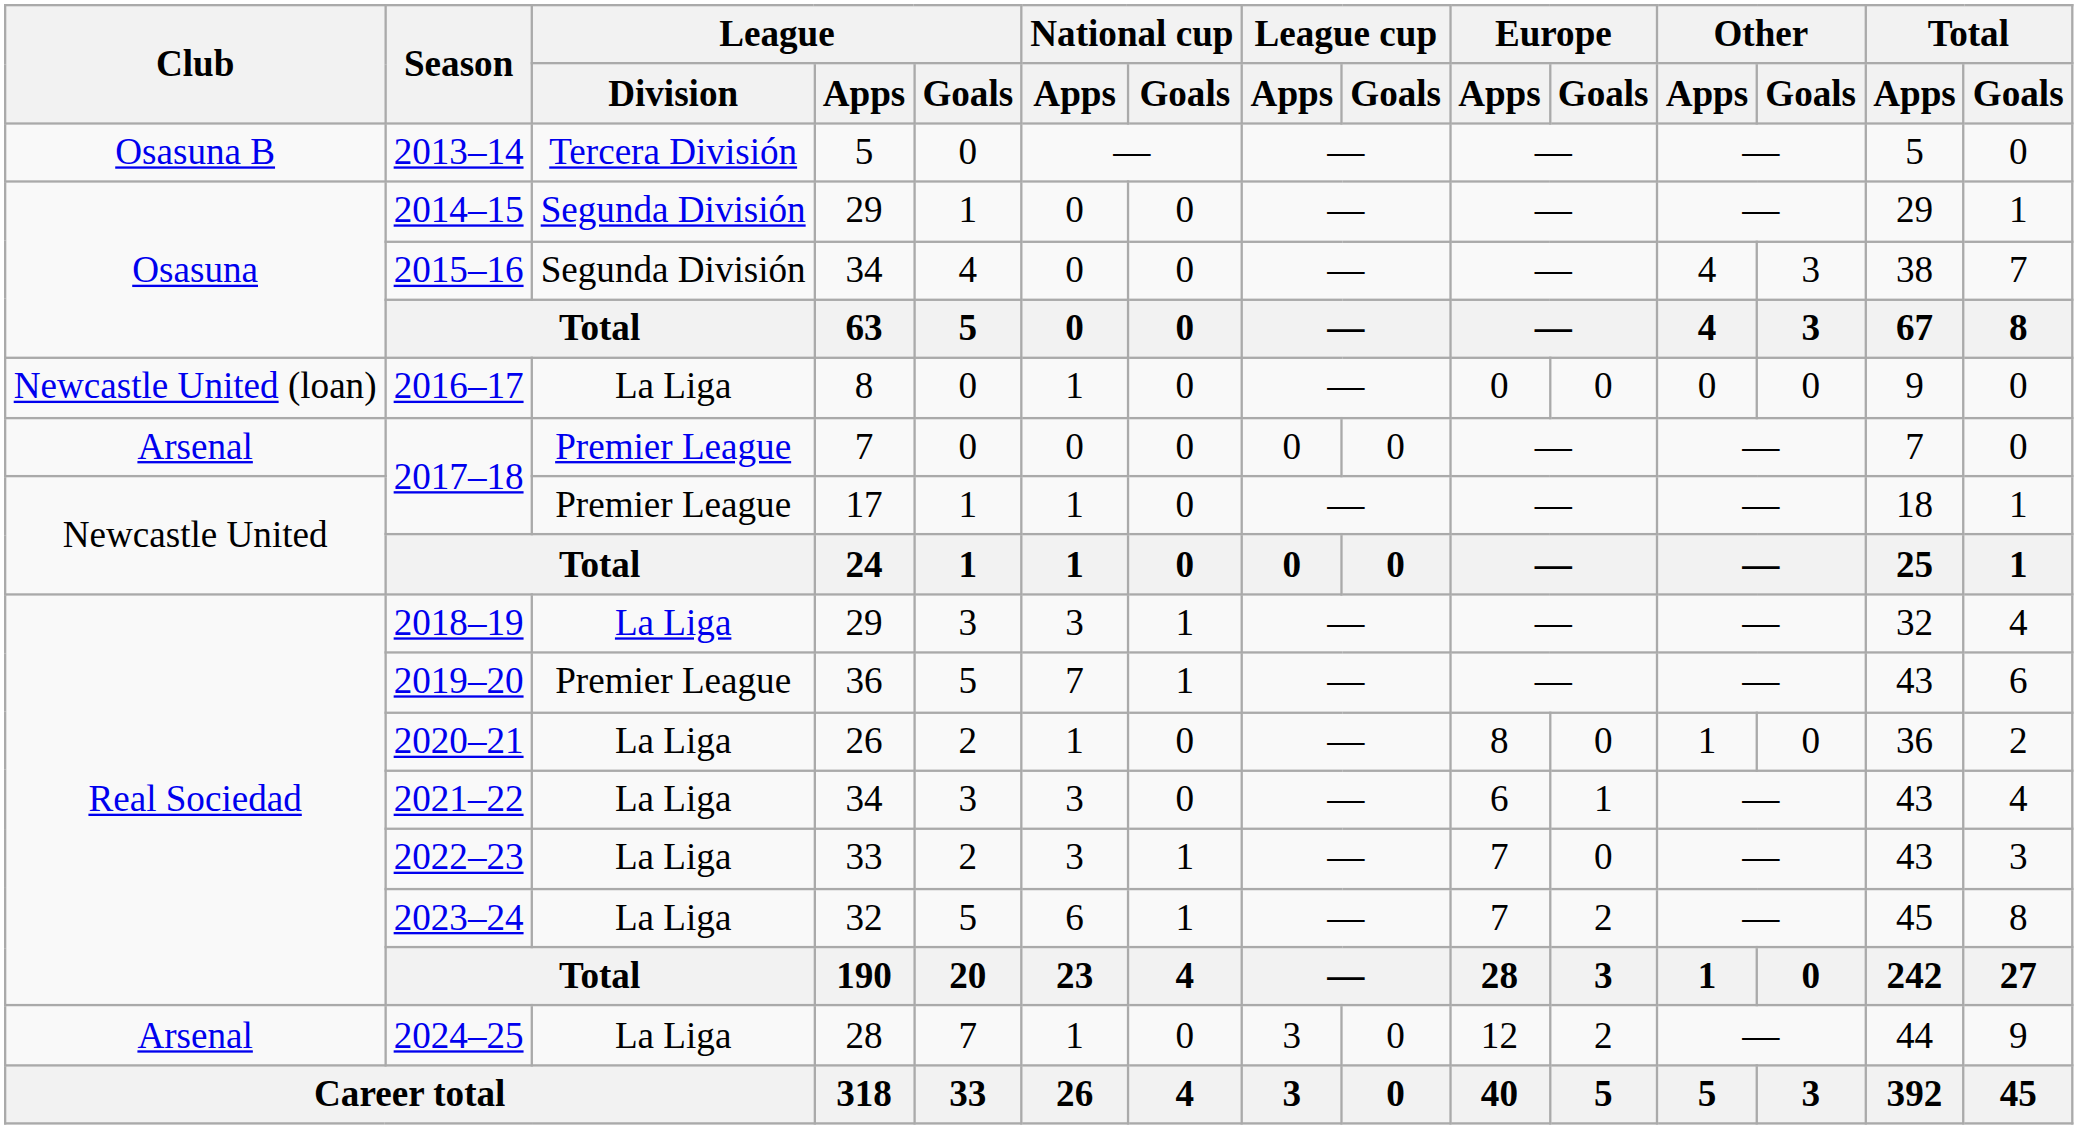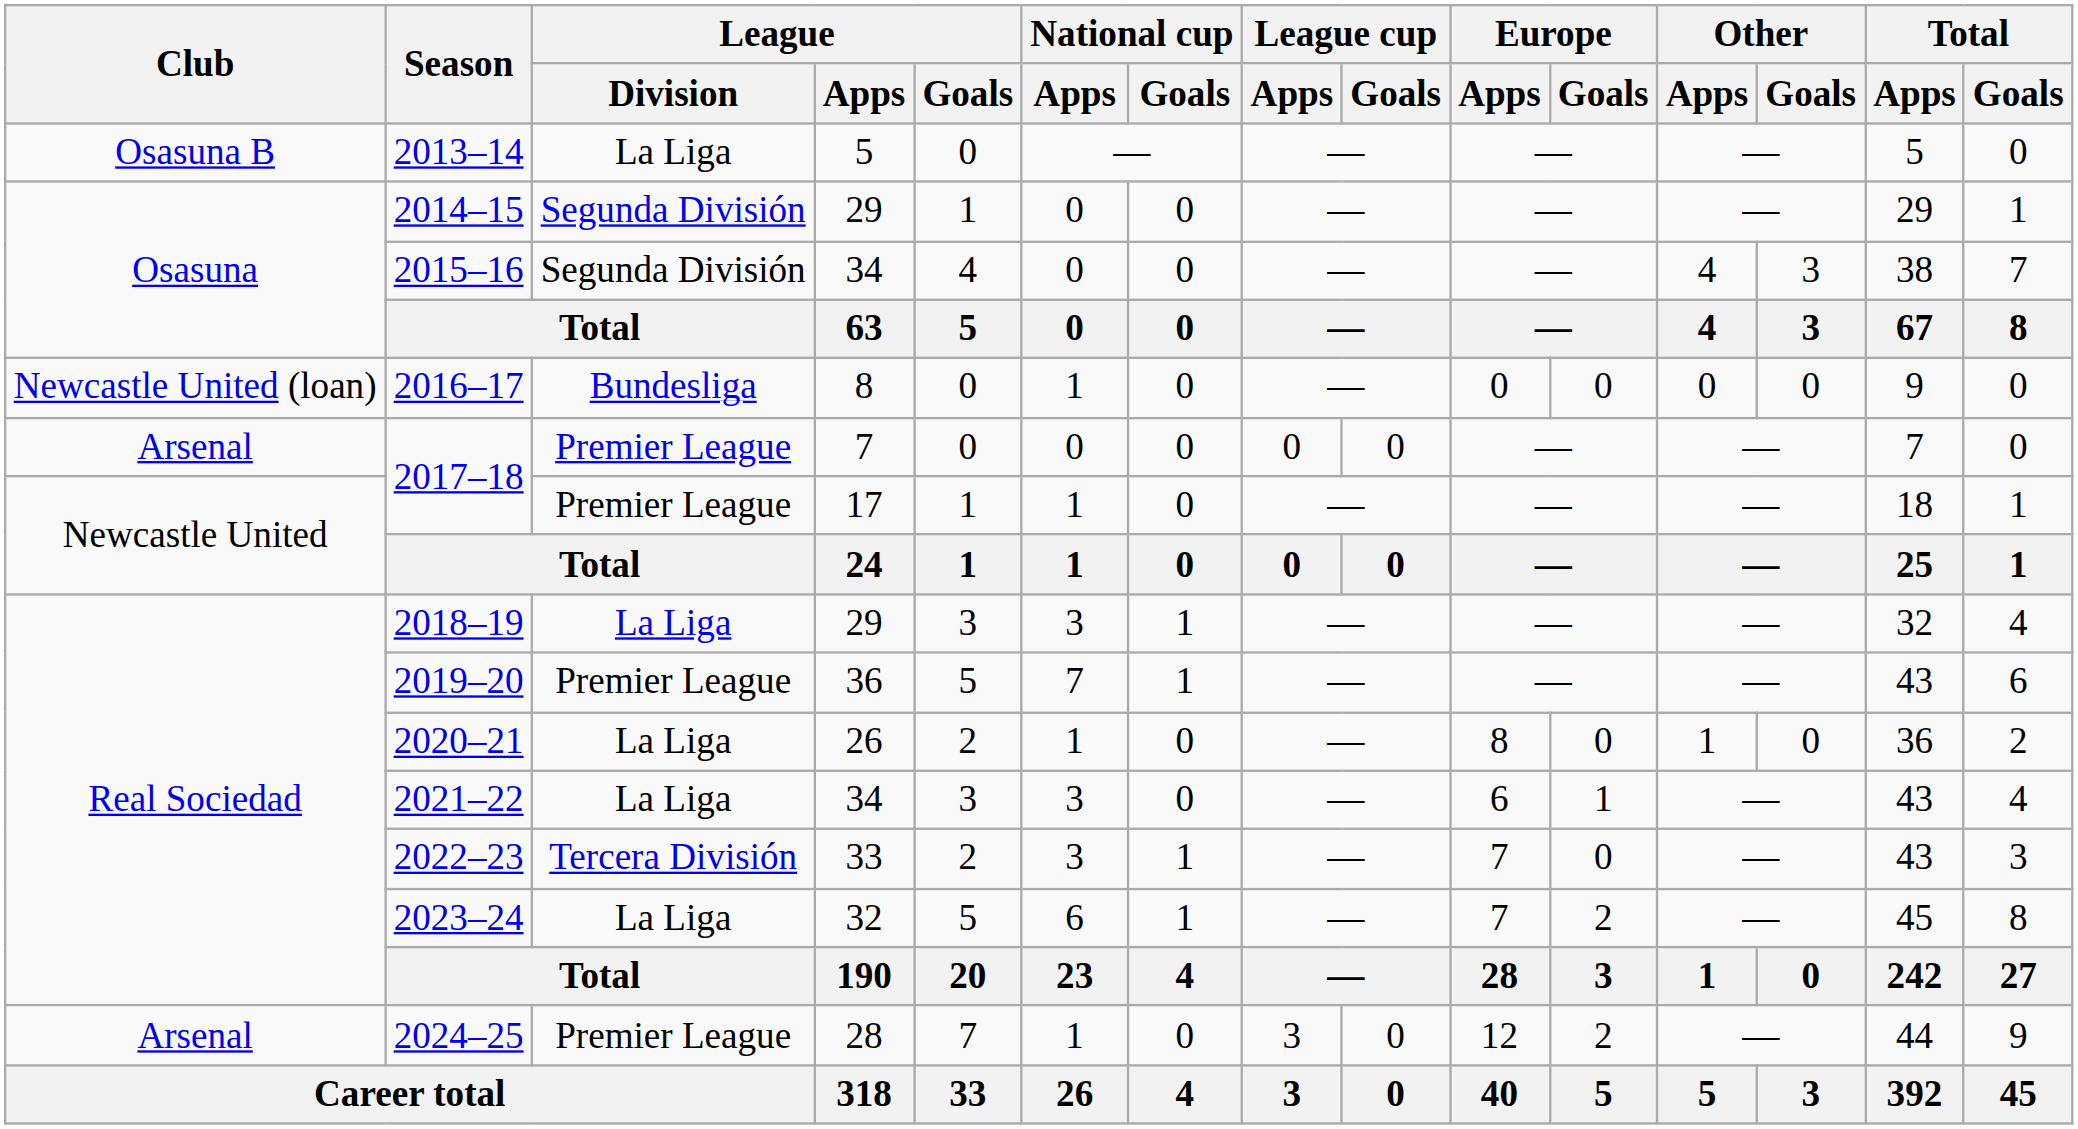(673, 151) Tercera División -> (673, 151) La Liga
(673, 387) La Liga -> (673, 387) Bundesliga
(673, 858) La Liga -> (673, 858) Tercera División
(673, 1034) La Liga -> (673, 1034) Premier League
